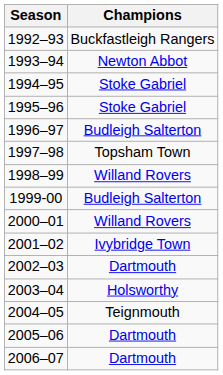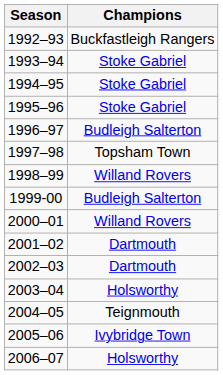(143, 61) Newton Abbot -> (143, 61) Stoke Gabriel
(143, 244) Ivybridge Town -> (143, 244) Dartmouth
(143, 335) Dartmouth -> (143, 335) Ivybridge Town
(143, 358) Dartmouth -> (143, 358) Holsworthy
